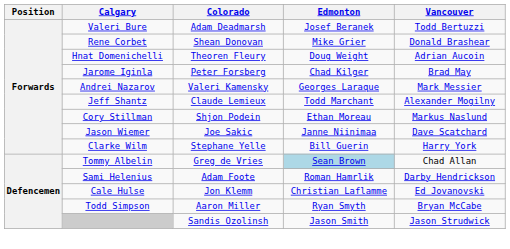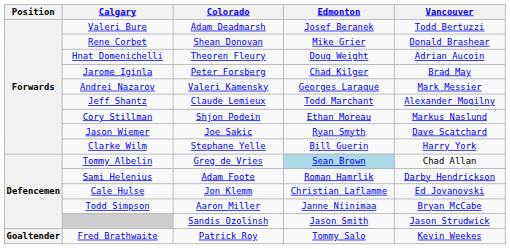(339, 131) Janne Niinimaa -> (339, 131) Ryan Smyth
(339, 206) Ryan Smyth -> (339, 206) Janne Niinimaa
+ row: (118, 236)
